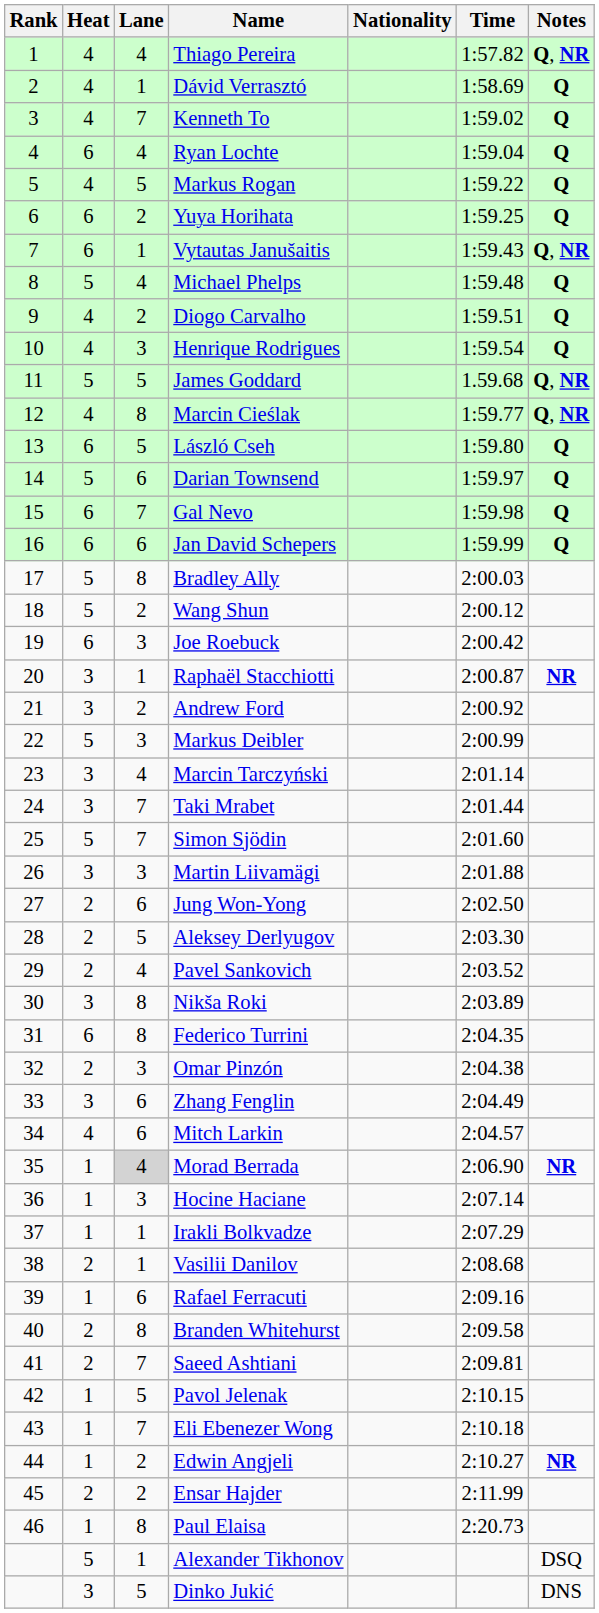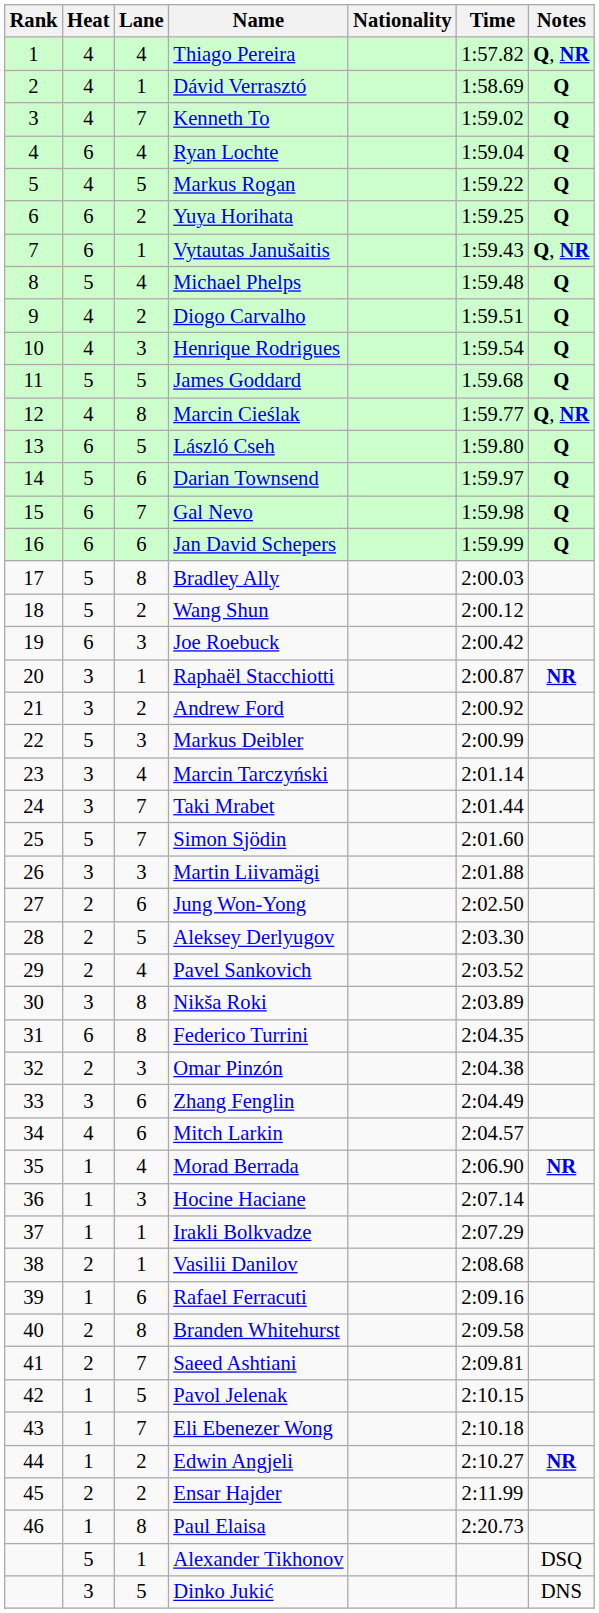(561, 380) Q, NR -> (561, 380) Q
(141, 1166) lightgrey background -> (141, 1166) no background
